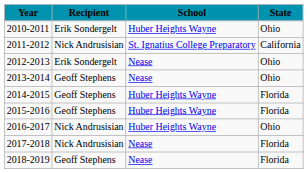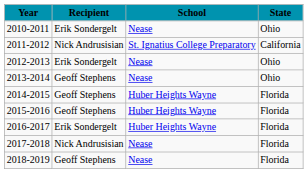(172, 29) Huber Heights Wayne -> (140, 29) Nease
(89, 127) Nick Andrusisian -> (86, 127) Erik Sondergelt
(270, 127) Ohio -> (275, 127) Florida
